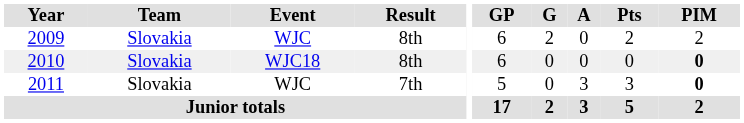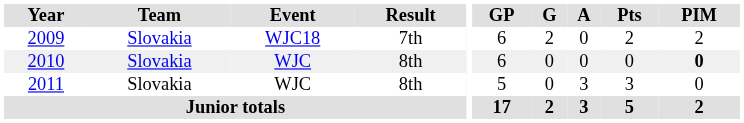(293, 38) WJC -> (293, 38) WJC18
(411, 38) 8th -> (411, 38) 7th
(293, 61) WJC18 -> (293, 61) WJC
(411, 84) 7th -> (411, 84) 8th
(699, 84) bold -> (699, 84) normal
